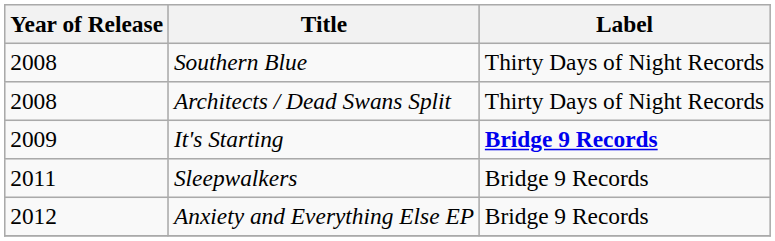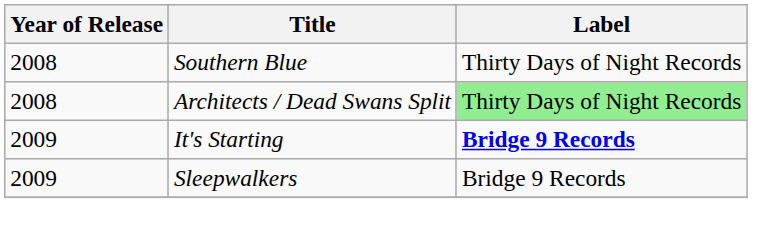(625, 101) no background -> (602, 101) lightgreen background
(33, 178) 2011 -> (34, 178) 2009
- row: (324, 216)
